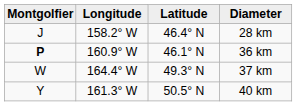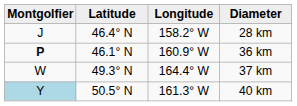columns swapped: (184, 14) <-> (112, 14)
(40, 91) no background -> (40, 91) lightblue background
